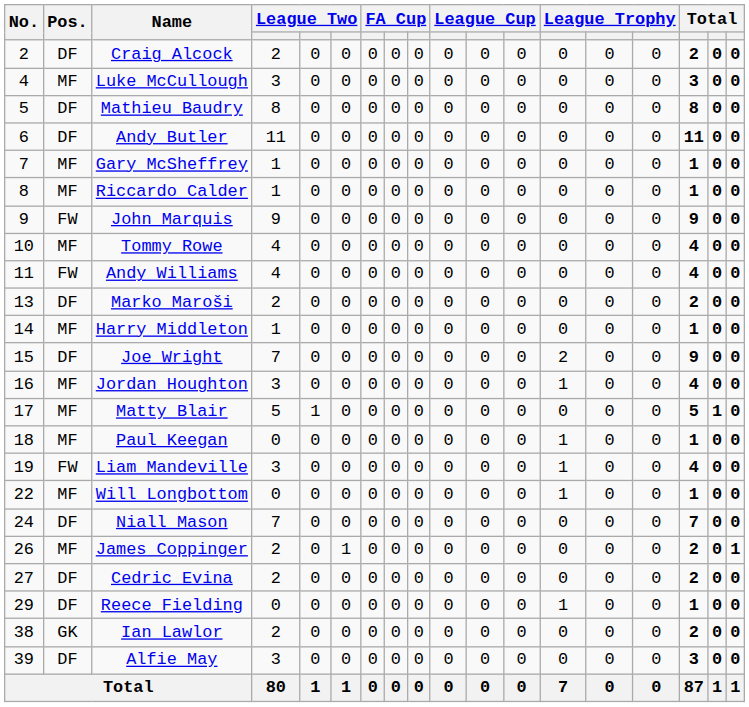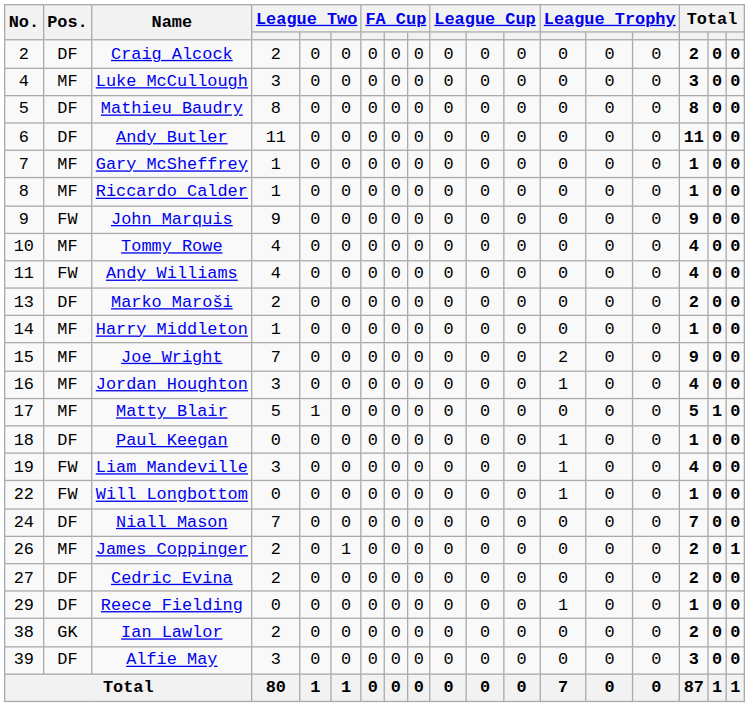(67, 357) DF -> (67, 357) MF
(67, 440) MF -> (67, 440) DF
(67, 495) MF -> (67, 495) FW
